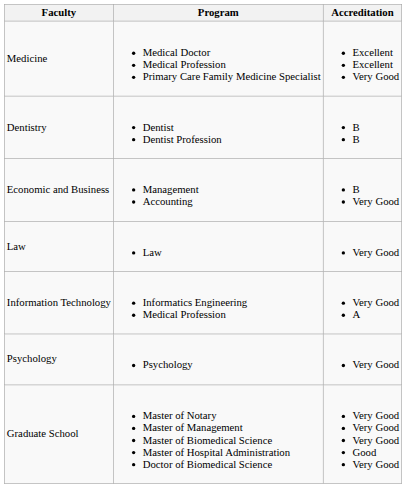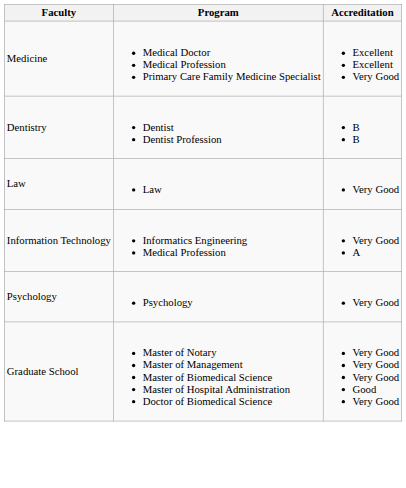- row: (58, 189)
